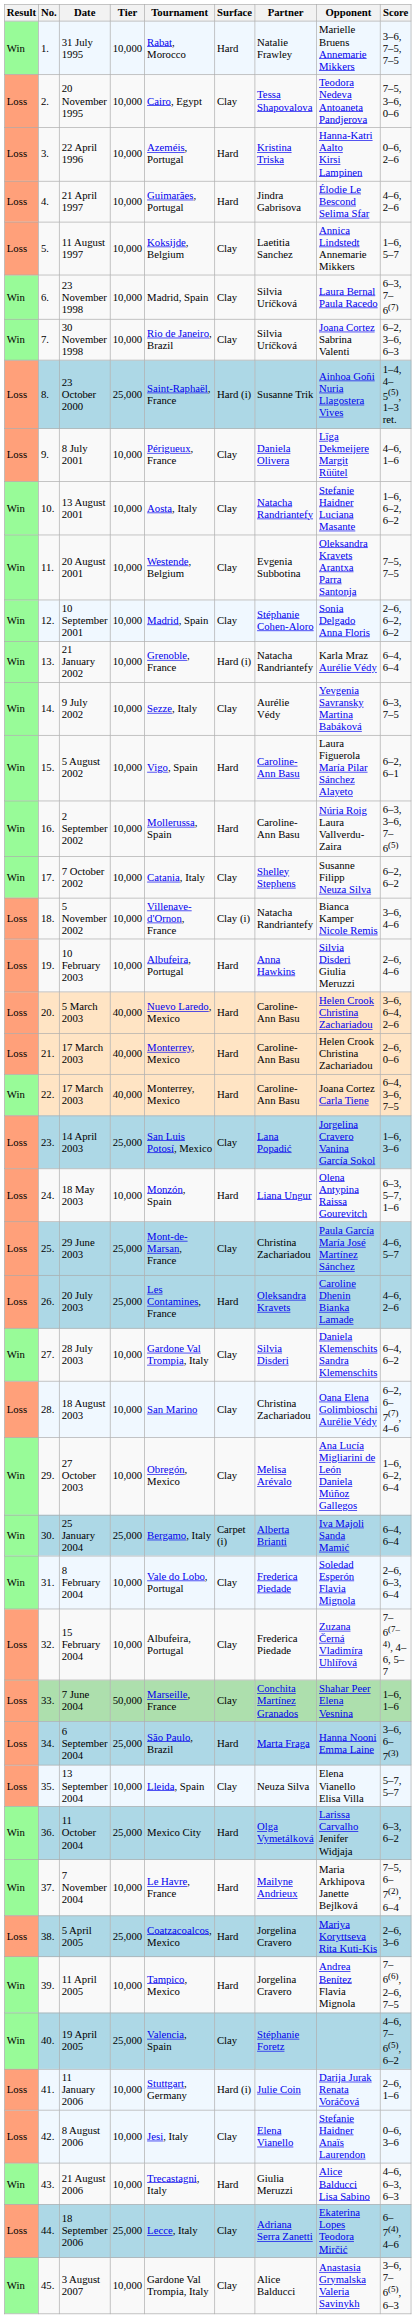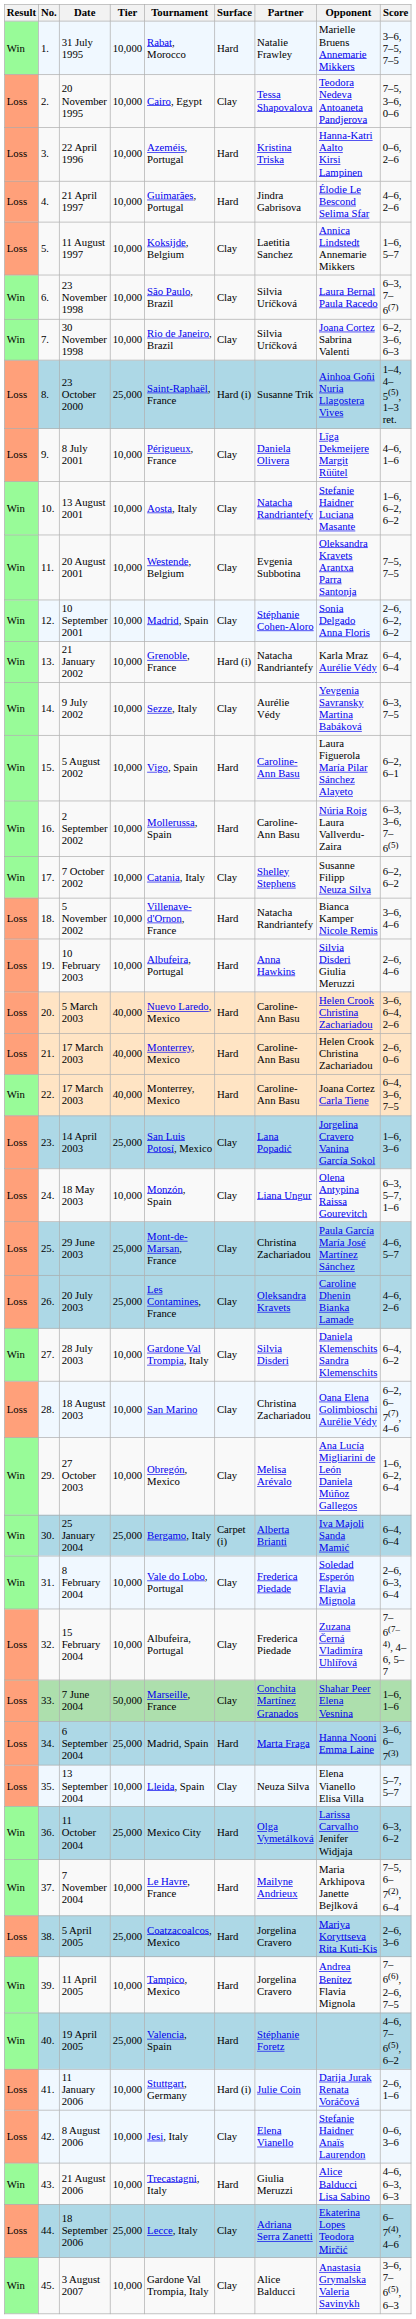(178, 297) Madrid, Spain -> (170, 297) São Paulo, Brazil
(233, 918) Clay (i) -> (228, 918) Hard
(228, 1195) Hard -> (227, 1195) Clay
(228, 1301) Hard -> (227, 1301) Clay
(170, 1743) São Paulo, Brazil -> (178, 1743) Madrid, Spain
(227, 2041) Clay -> (228, 2041) Hard
